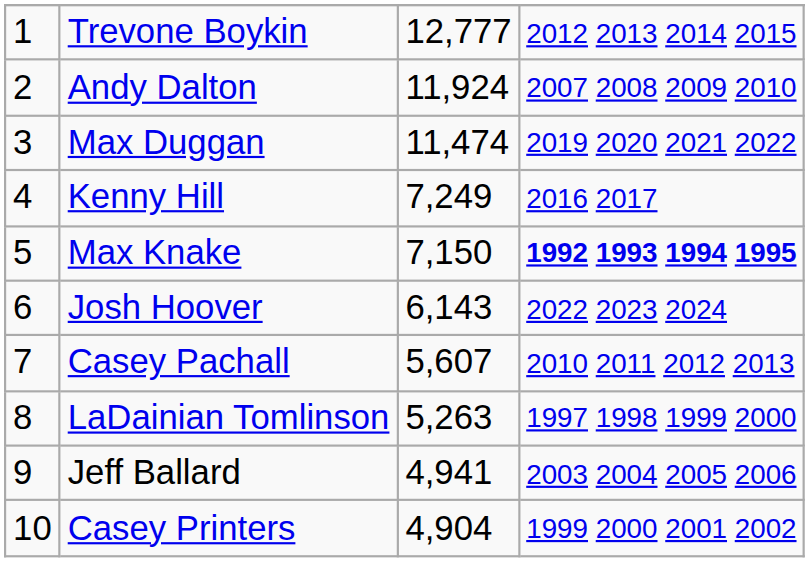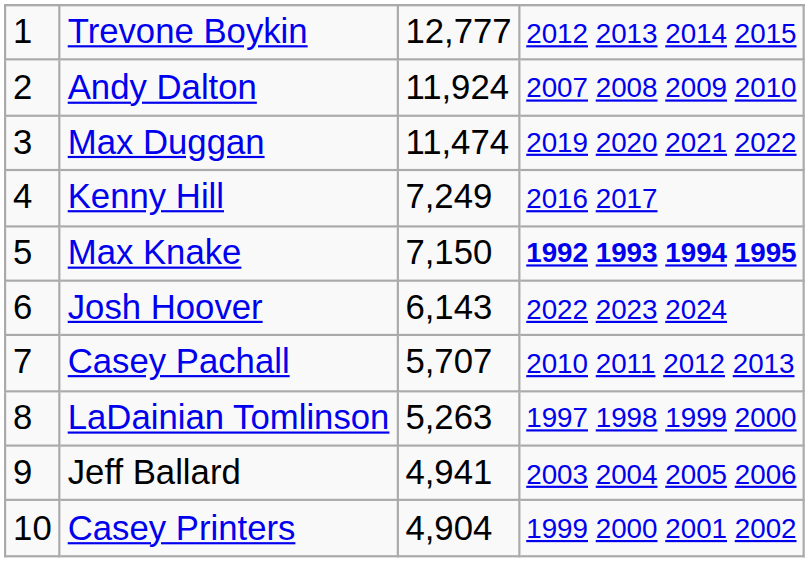(449, 362) 5,607 -> (449, 362) 5,707
